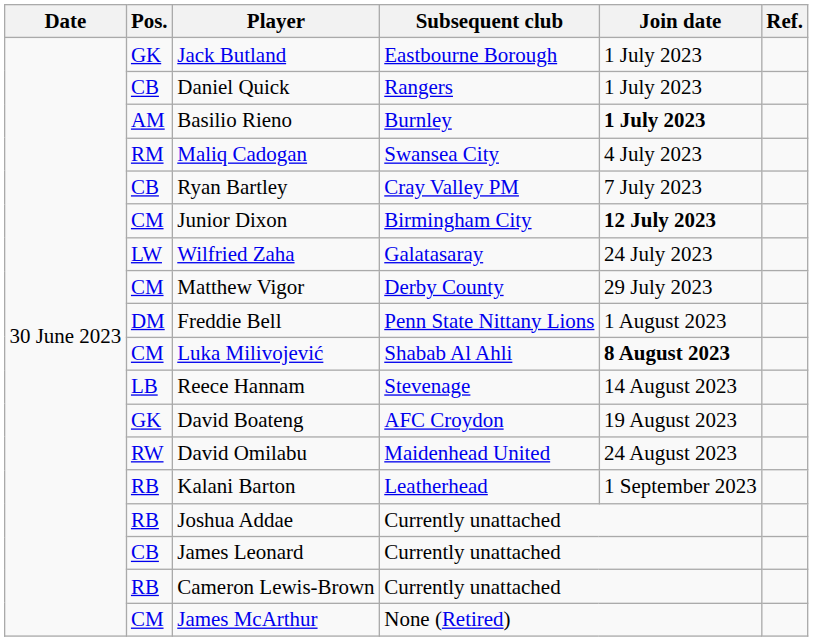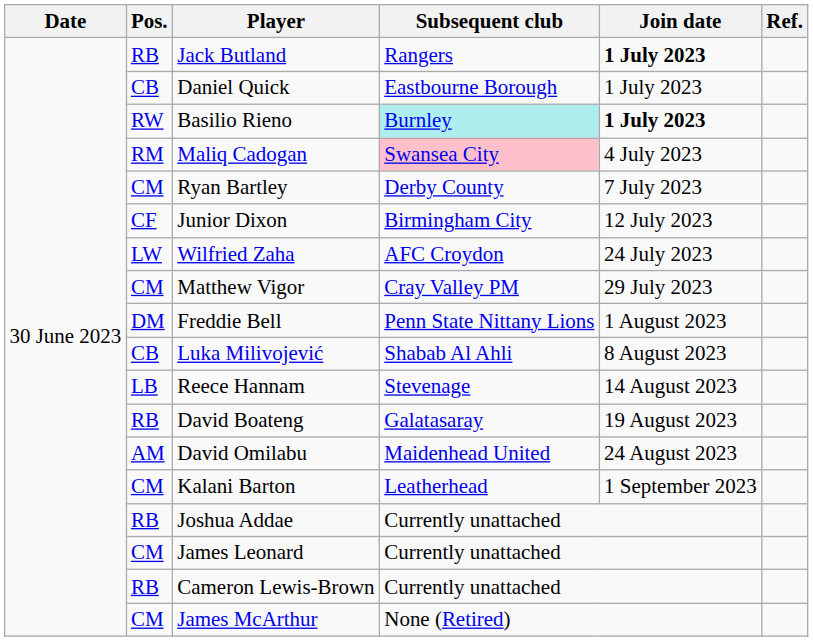(146, 54) GK -> (145, 54) RB
(471, 54) Eastbourne Borough -> (419, 54) Rangers
(653, 54) normal -> (655, 54) bold
(419, 87) Rangers -> (471, 87) Eastbourne Borough
(148, 120) AM -> (147, 120) RW
(418, 120) no background -> (418, 120) paleturquoise background
(442, 154) no background -> (442, 154) pink background
(145, 187) CB -> (147, 187) CM
(452, 187) Cray Valley PM -> (444, 187) Derby County
(147, 220) CM -> (144, 220) CF
(660, 220) bold -> (658, 220) normal
(434, 253) Galatasaray -> (444, 253) AFC Croydon
(444, 287) Derby County -> (452, 287) Cray Valley PM
(147, 353) CM -> (145, 353) CB
(667, 353) bold -> (665, 353) normal
(146, 420) GK -> (145, 420) RB
(444, 420) AFC Croydon -> (434, 420) Galatasaray
(147, 453) RW -> (148, 453) AM
(145, 486) RB -> (147, 486) CM
(145, 552) CB -> (147, 552) CM
